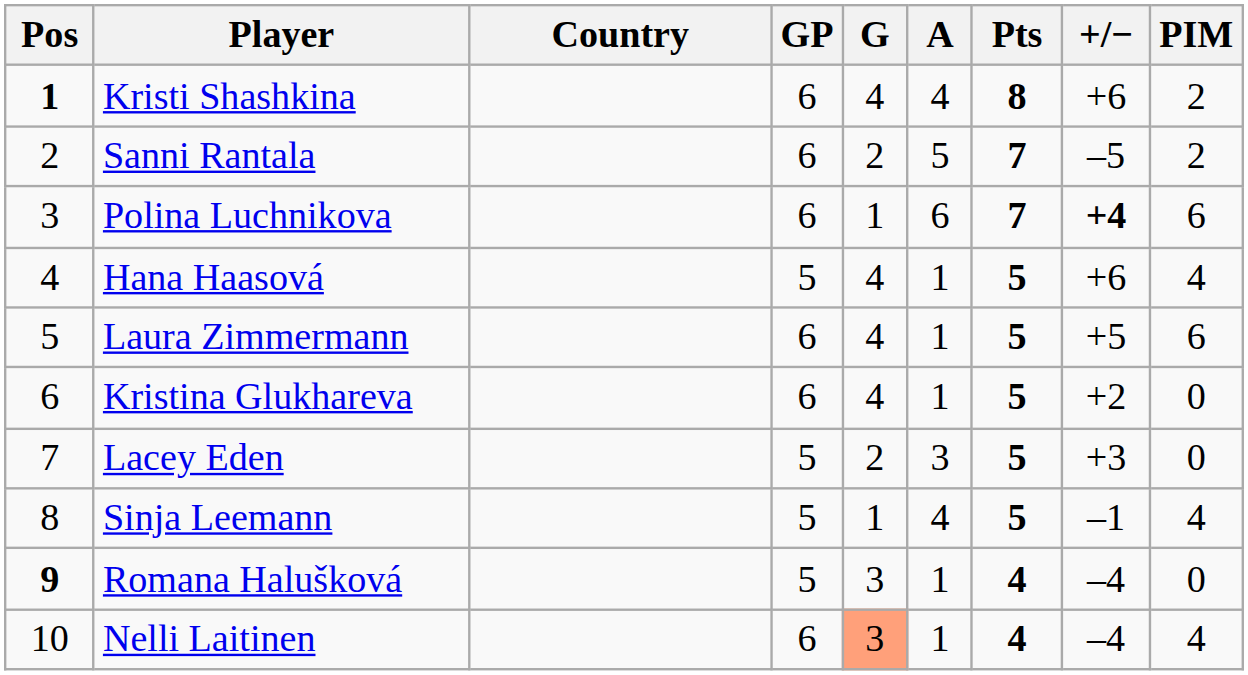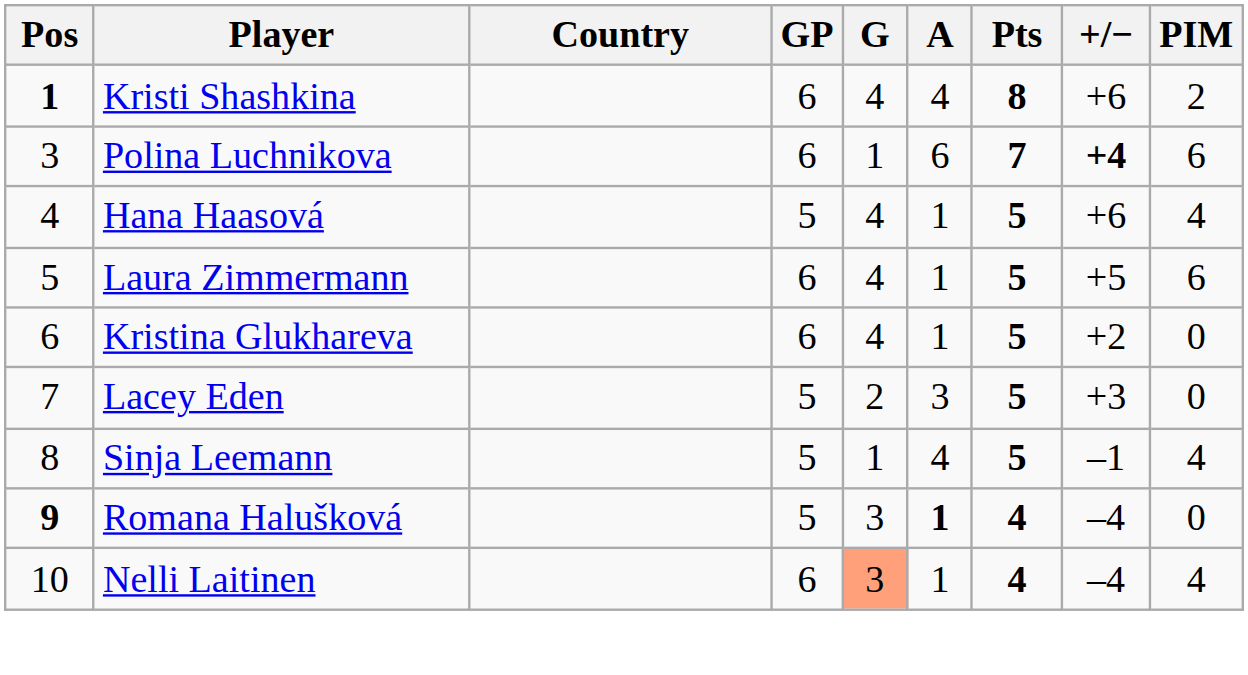- row: (209, 155)
(940, 578) normal -> (940, 517) bold
